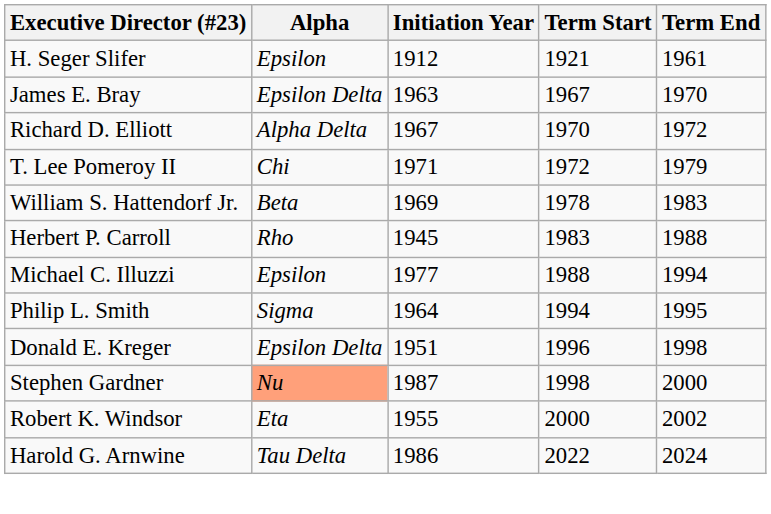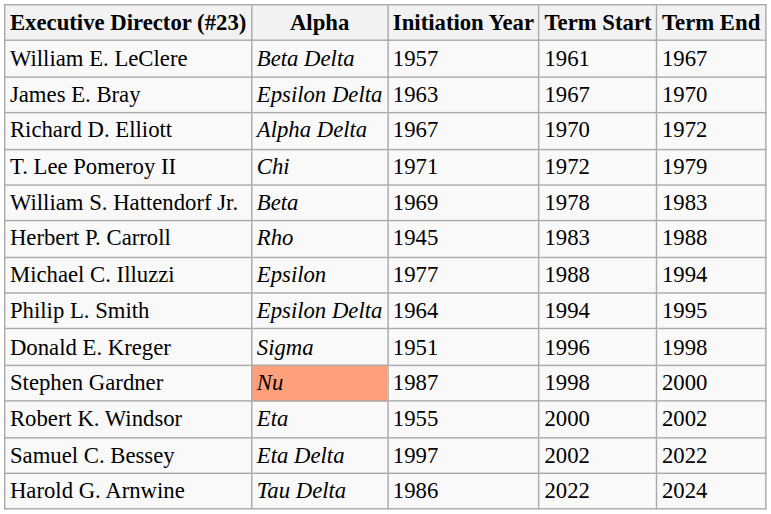- row: (78, 58)
+ row: (99, 58)
(285, 310) Sigma -> (320, 310) Epsilon Delta
(320, 346) Epsilon Delta -> (285, 346) Sigma
+ row: (92, 454)
